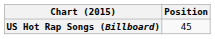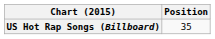(186, 27) 45 -> (186, 27) 35
